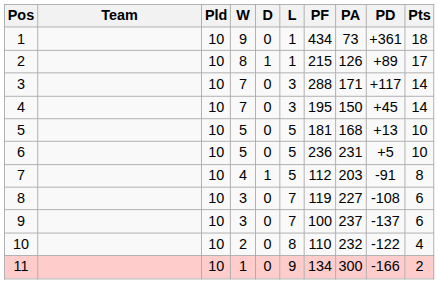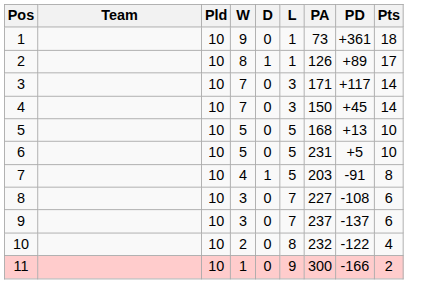- column: (320, 15)
